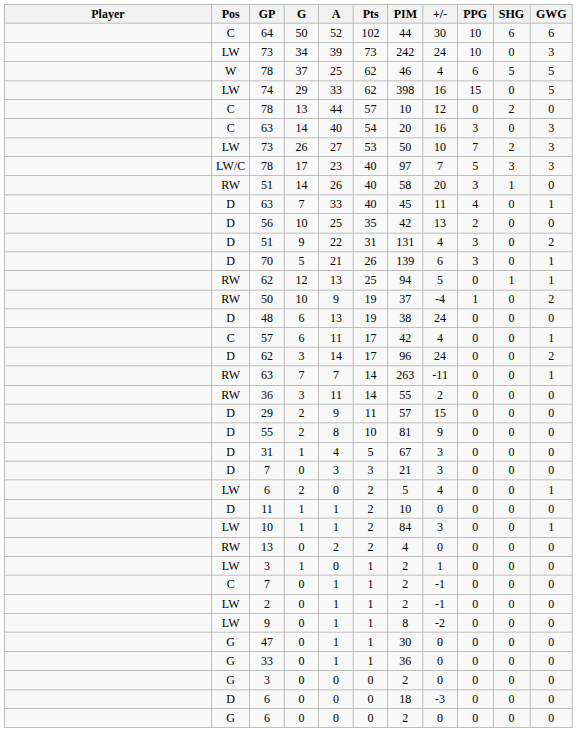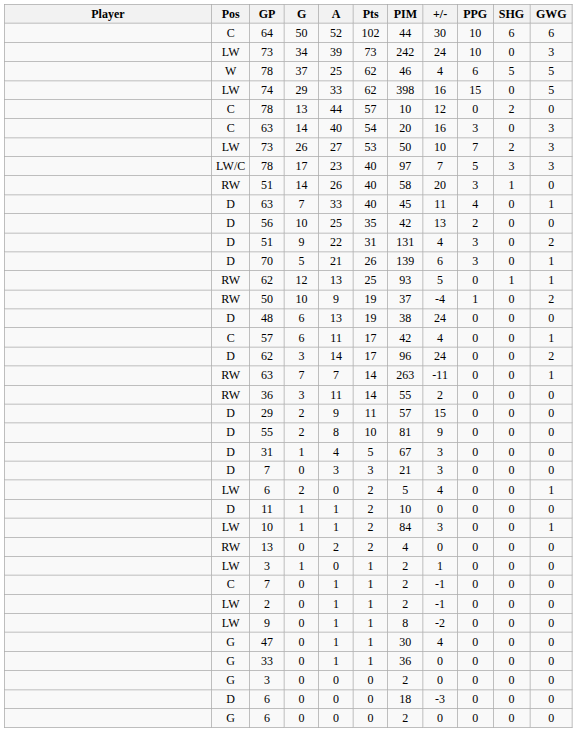(405, 280) 94 -> (405, 280) 93
(440, 642) 0 -> (440, 642) 4
